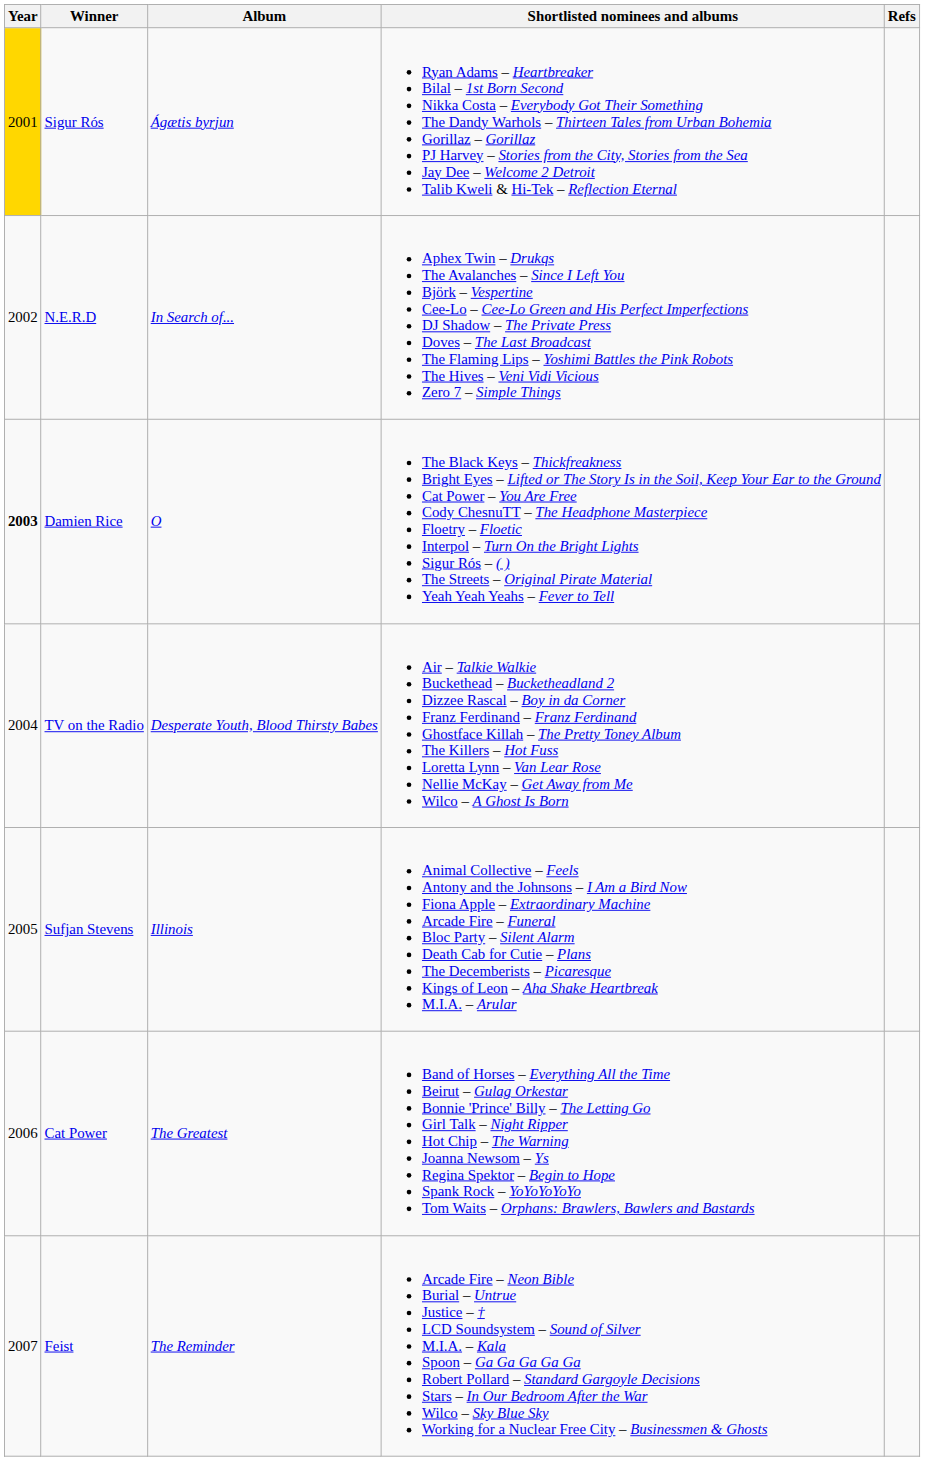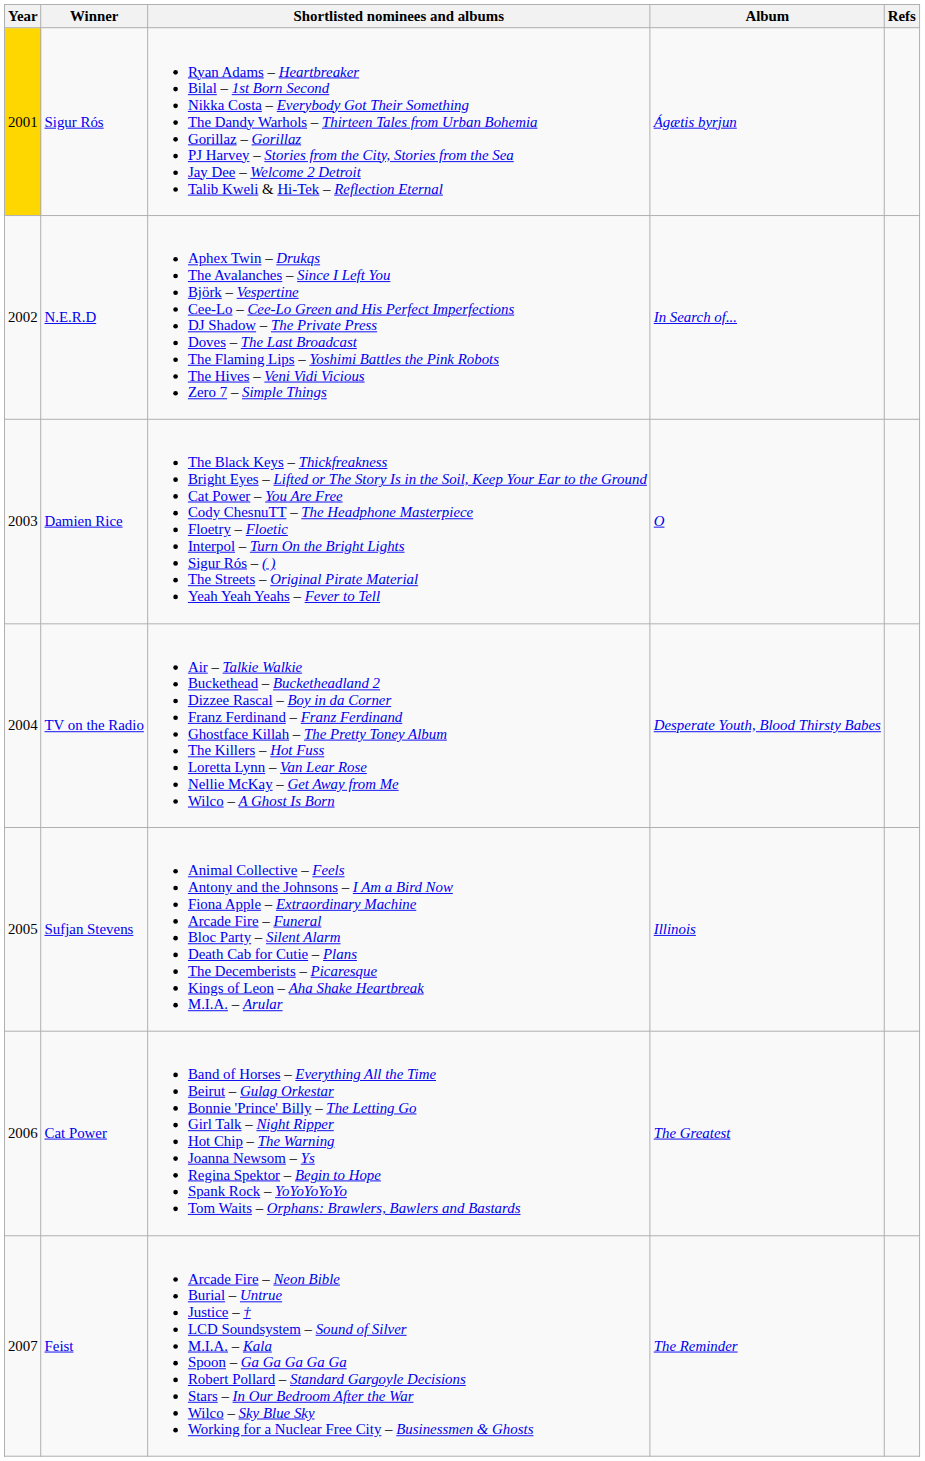columns swapped: (264, 16) <-> (633, 16)
(23, 521) bold -> (23, 521) normal
